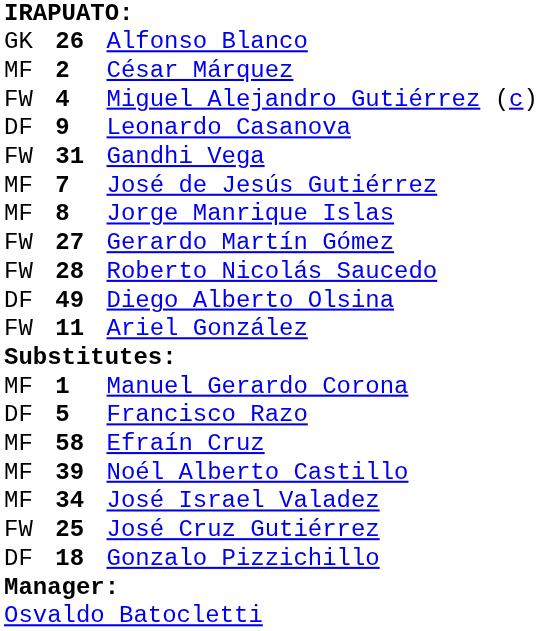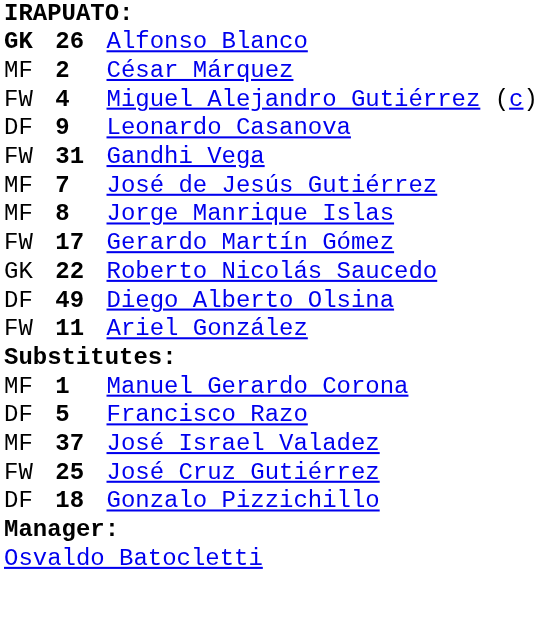(18, 42) normal -> (18, 42) bold
(70, 243) 27 -> (70, 243) 17
(18, 272) FW -> (18, 272) GK
(70, 272) 28 -> (70, 272) 22
- row: (186, 444)
- row: (257, 473)
(70, 501) 34 -> (70, 444) 37
